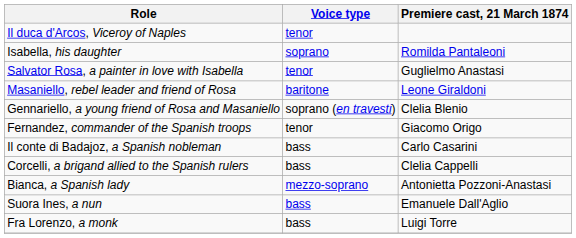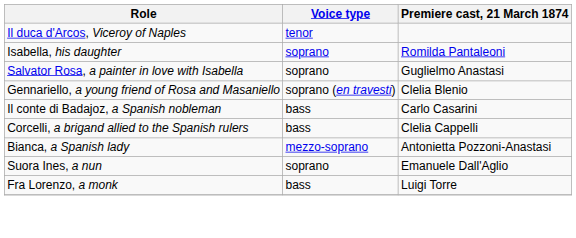(299, 71) tenor -> (307, 71) soprano
- row: (122, 90)
- row: (129, 128)
(298, 204) bass -> (307, 166) soprano
